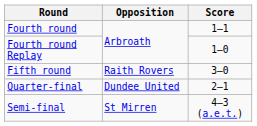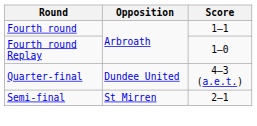- row: (39, 71)
(220, 87) 2–1 -> (220, 77) 4–3 (a.e.t.)
(220, 108) 4–3 (a.e.t.) -> (220, 98) 2–1
